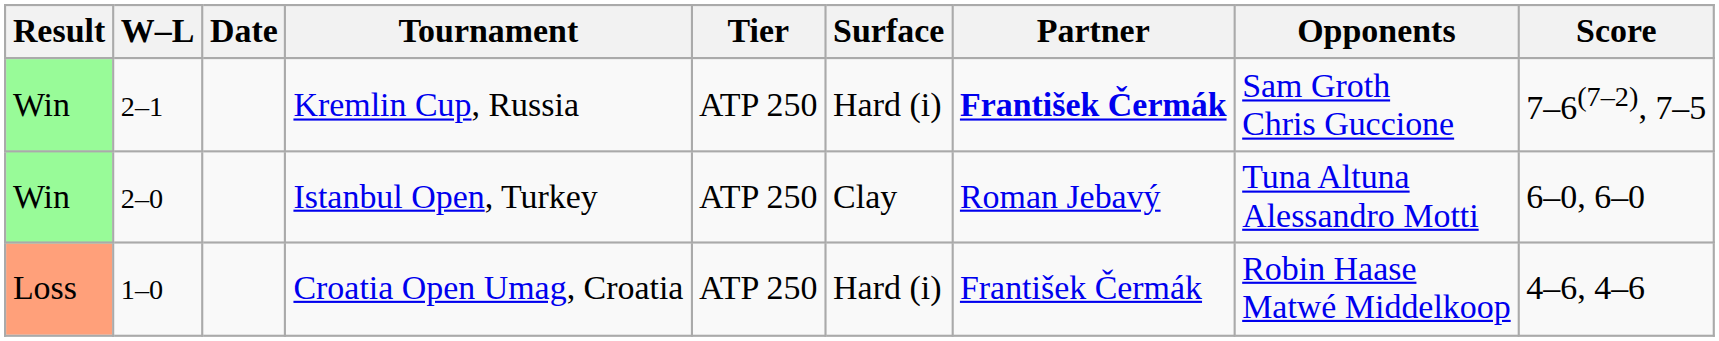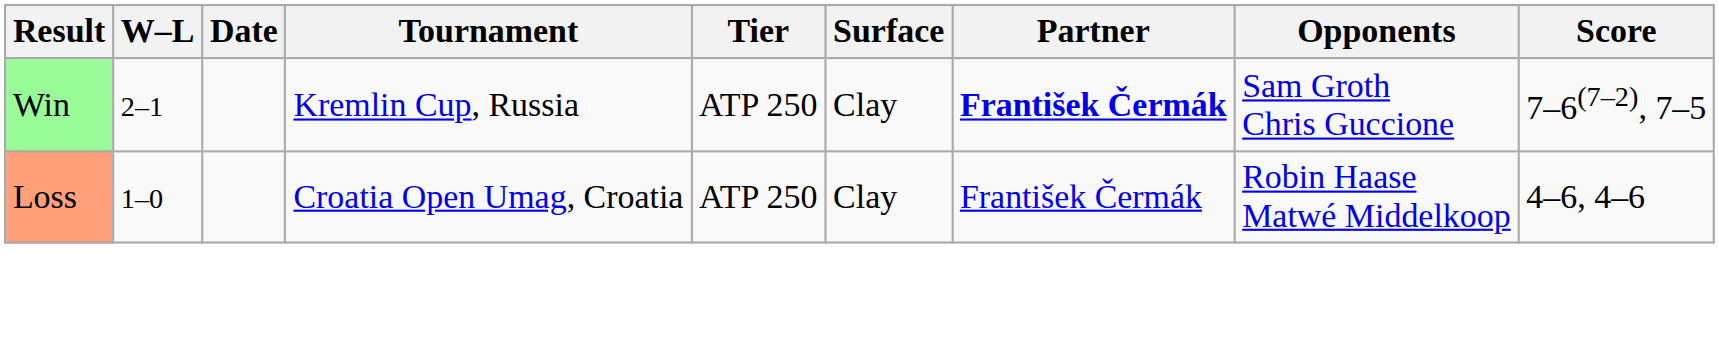(887, 104) Hard (i) -> (865, 104) Clay
- row: (446, 196)
(887, 288) Hard (i) -> (865, 196) Clay
